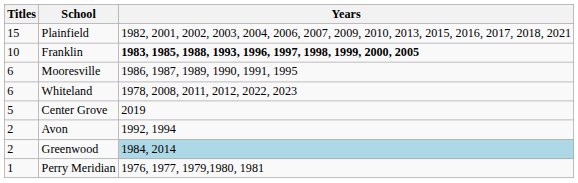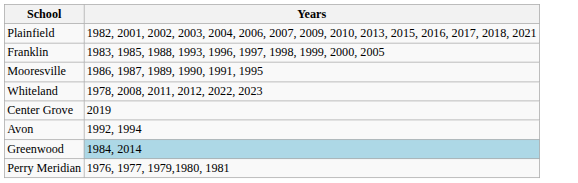- column: (22, 14)
(270, 52) bold -> (236, 52) normal
